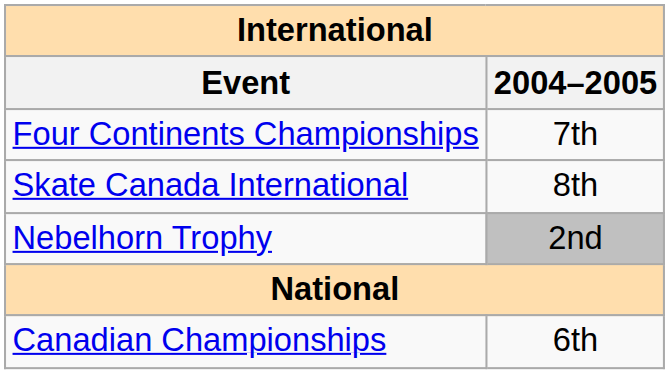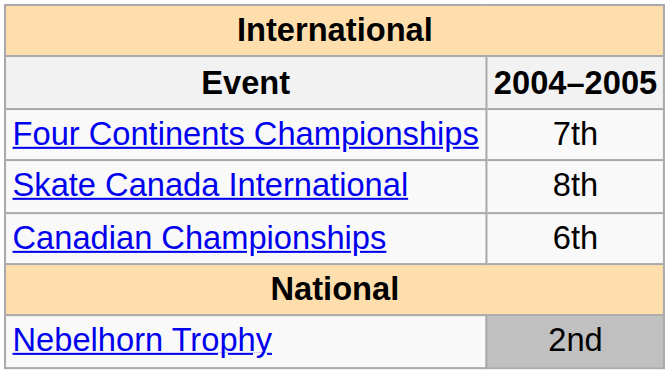rows swapped: (142, 237) <-> (199, 340)
